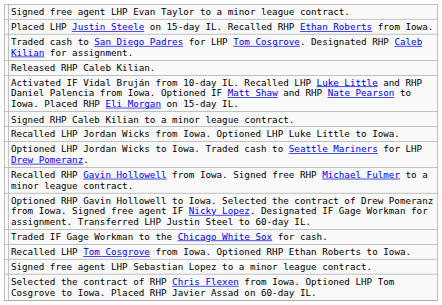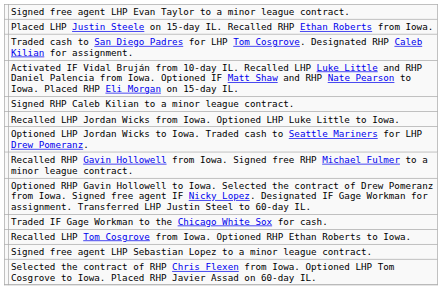- row: (83, 68)
